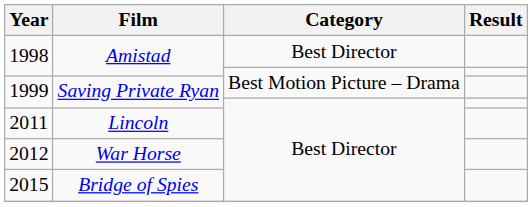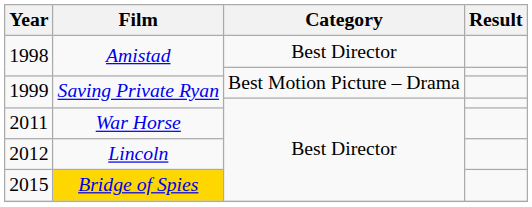(138, 122) Lincoln -> (138, 122) War Horse
(138, 154) War Horse -> (138, 154) Lincoln
(138, 185) no background -> (138, 185) gold background
